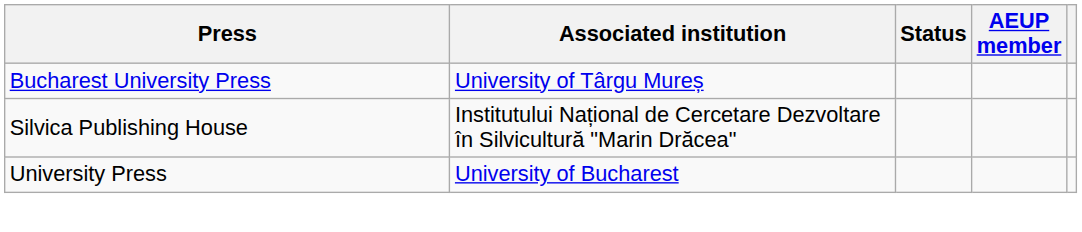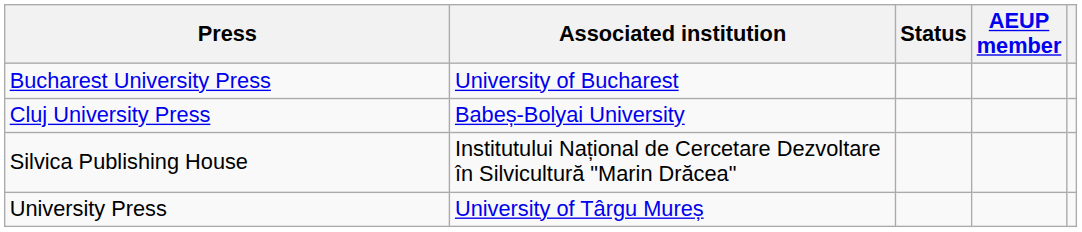(579, 80) University of Târgu Mureș -> (567, 80) University of Bucharest
+ row: (110, 115)
(567, 174) University of Bucharest -> (579, 208) University of Târgu Mureș
